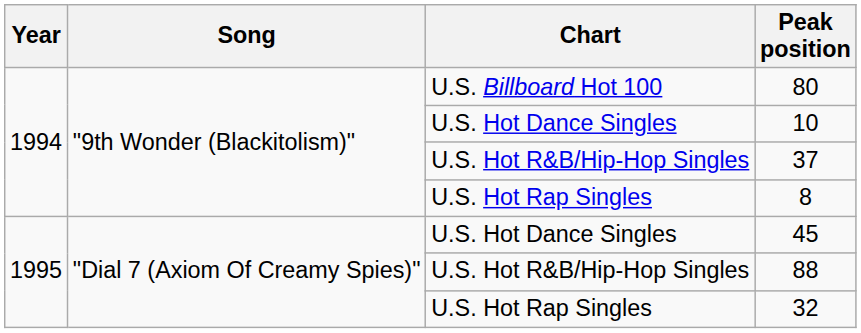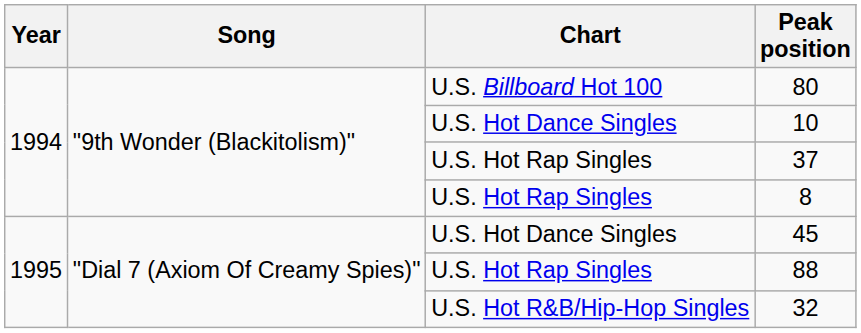(590, 160) U.S. Hot R&B/Hip-Hop Singles -> (542, 160) U.S. Hot Rap Singles
(590, 271) U.S. Hot R&B/Hip-Hop Singles -> (542, 271) U.S. Hot Rap Singles
(542, 308) U.S. Hot Rap Singles -> (590, 308) U.S. Hot R&B/Hip-Hop Singles
